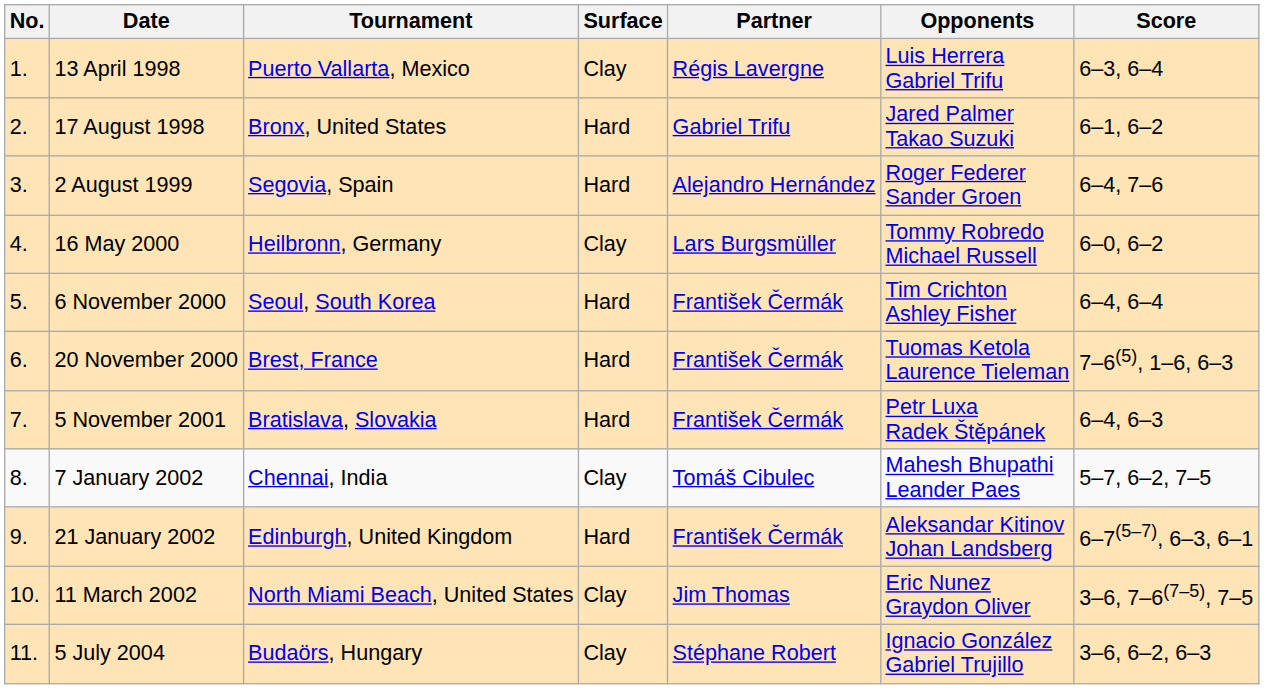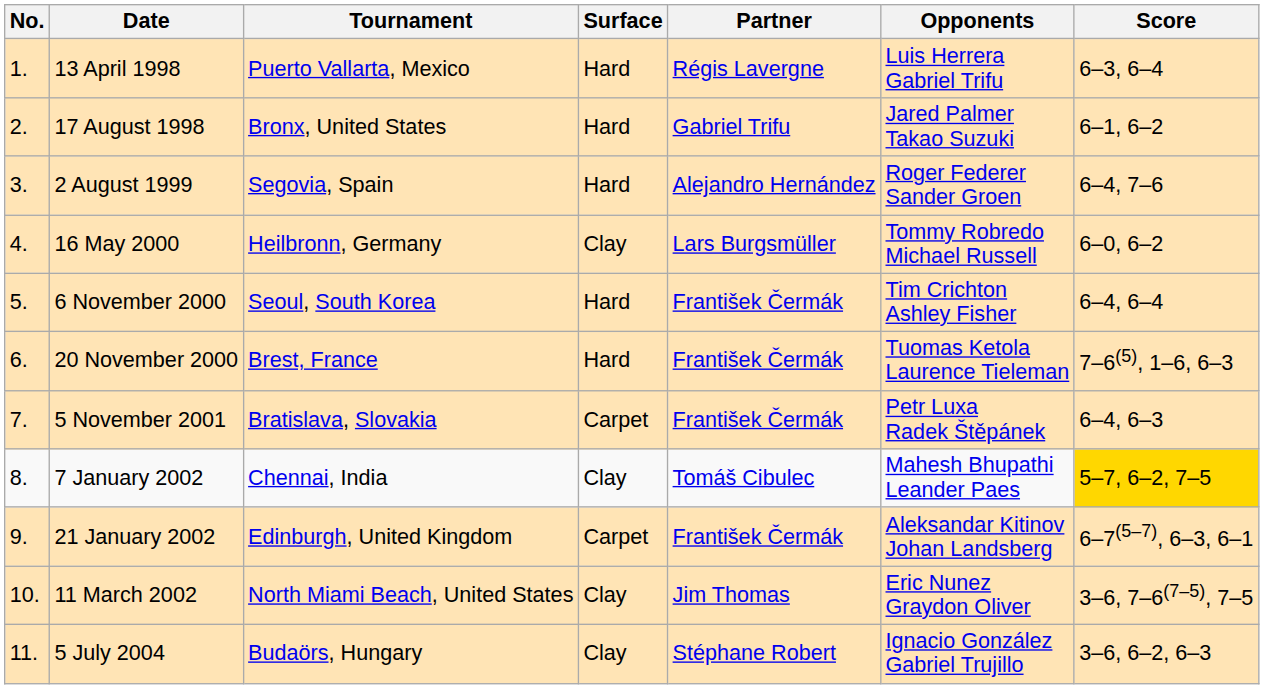(605, 68) Clay -> (607, 68) Hard
(607, 419) Hard -> (616, 419) Carpet
(1145, 477) no background -> (1145, 477) gold background
(607, 536) Hard -> (616, 536) Carpet
